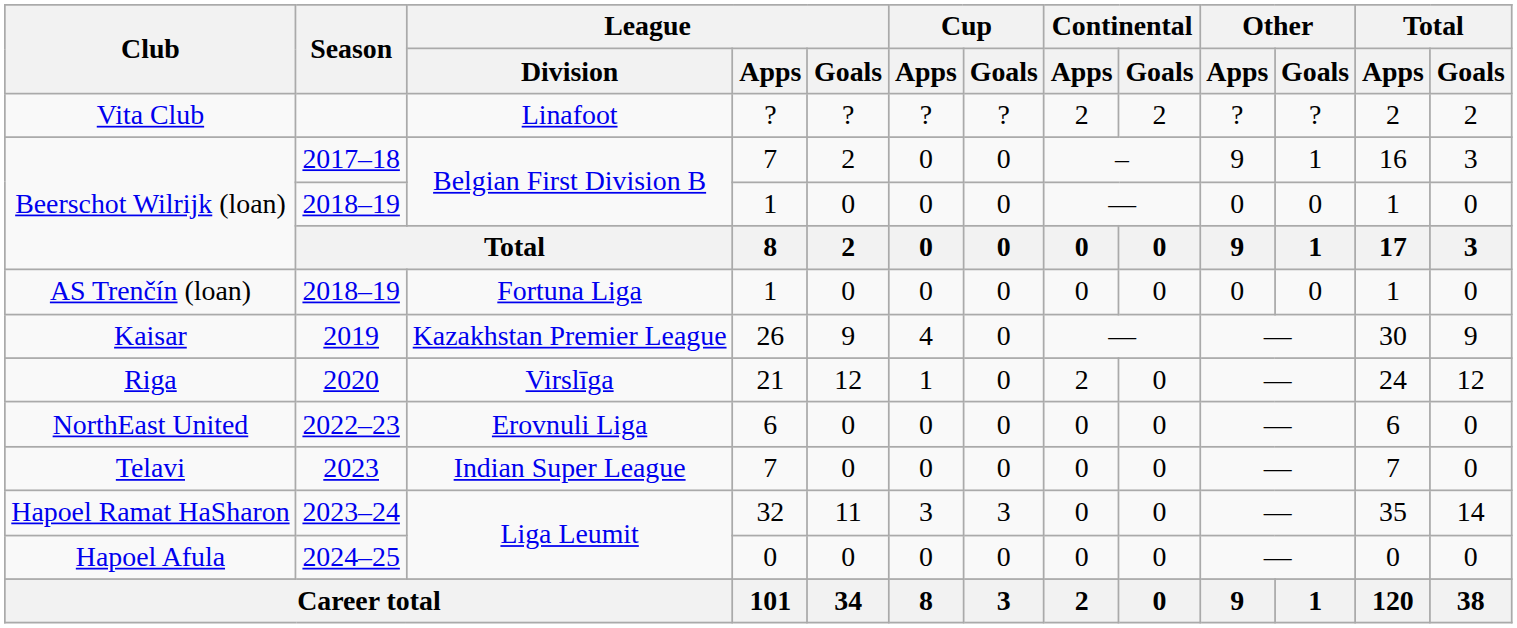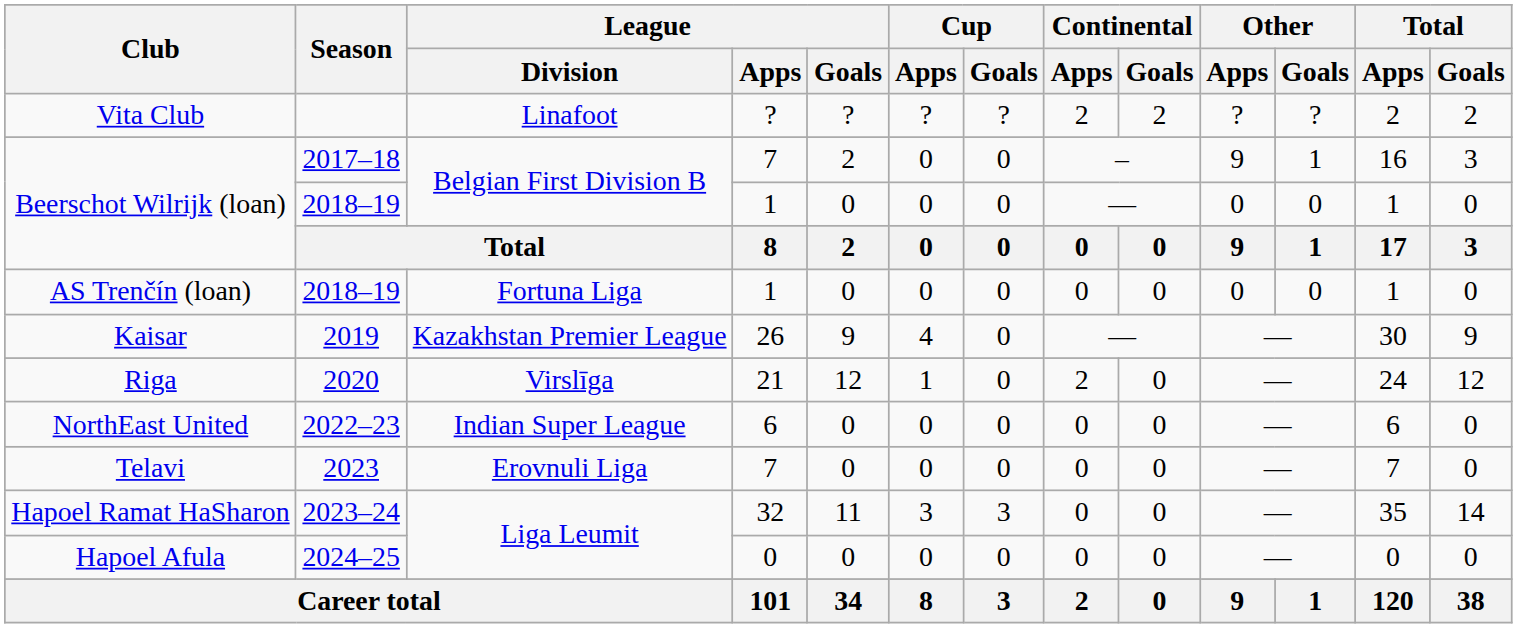(570, 423) Erovnuli Liga -> (570, 423) Indian Super League
(570, 468) Indian Super League -> (570, 468) Erovnuli Liga
